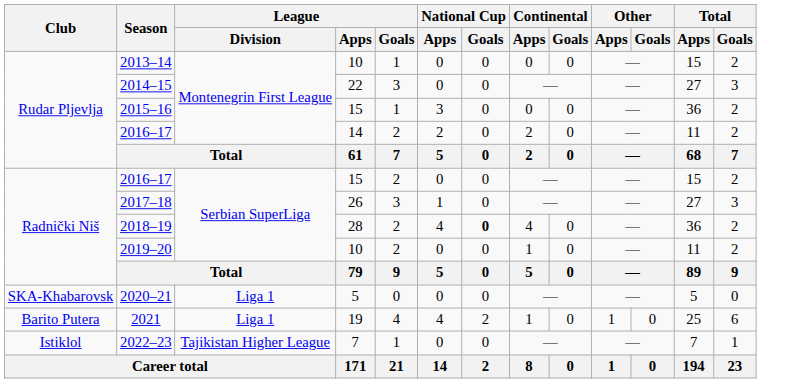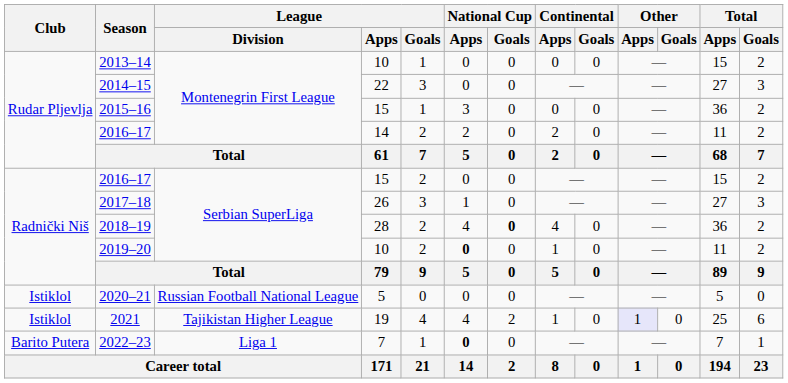(440, 249) normal -> (466, 249) bold
(61, 296) SKA-Khabarovsk -> (50, 296) Istiklol
(255, 296) Liga 1 -> (258, 296) Russian Football National League
(61, 319) Barito Putera -> (50, 319) Istiklol
(255, 319) Liga 1 -> (258, 319) Tajikistan Higher League
(611, 319) no background -> (637, 319) lavender background
(61, 343) Istiklol -> (50, 343) Barito Putera
(255, 343) Tajikistan Higher League -> (258, 343) Liga 1
(440, 343) normal -> (466, 343) bold
